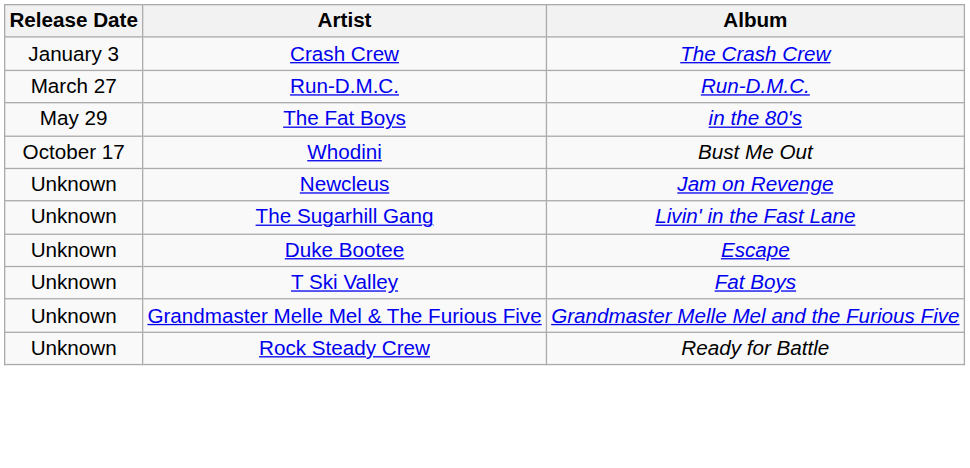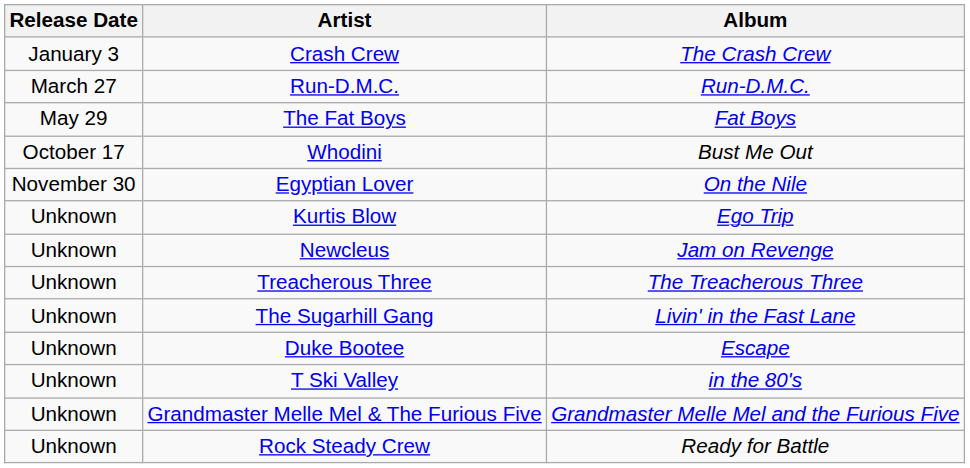(755, 119) in the 80's -> (755, 119) Fat Boys
+ row: (345, 184)
+ row: (345, 217)
+ row: (345, 282)
(755, 282) Fat Boys -> (755, 380) in the 80's
